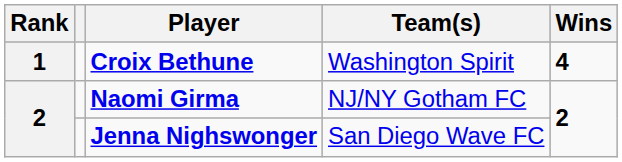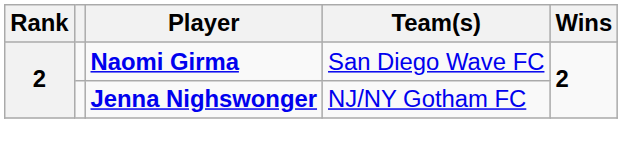- row: (172, 61)
(427, 99) NJ/NY Gotham FC -> (436, 61) San Diego Wave FC
(436, 136) San Diego Wave FC -> (427, 99) NJ/NY Gotham FC
